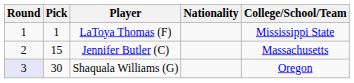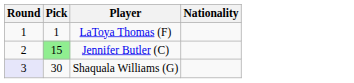- column: (295, 13)
(57, 50) no background -> (57, 50) lightgreen background
